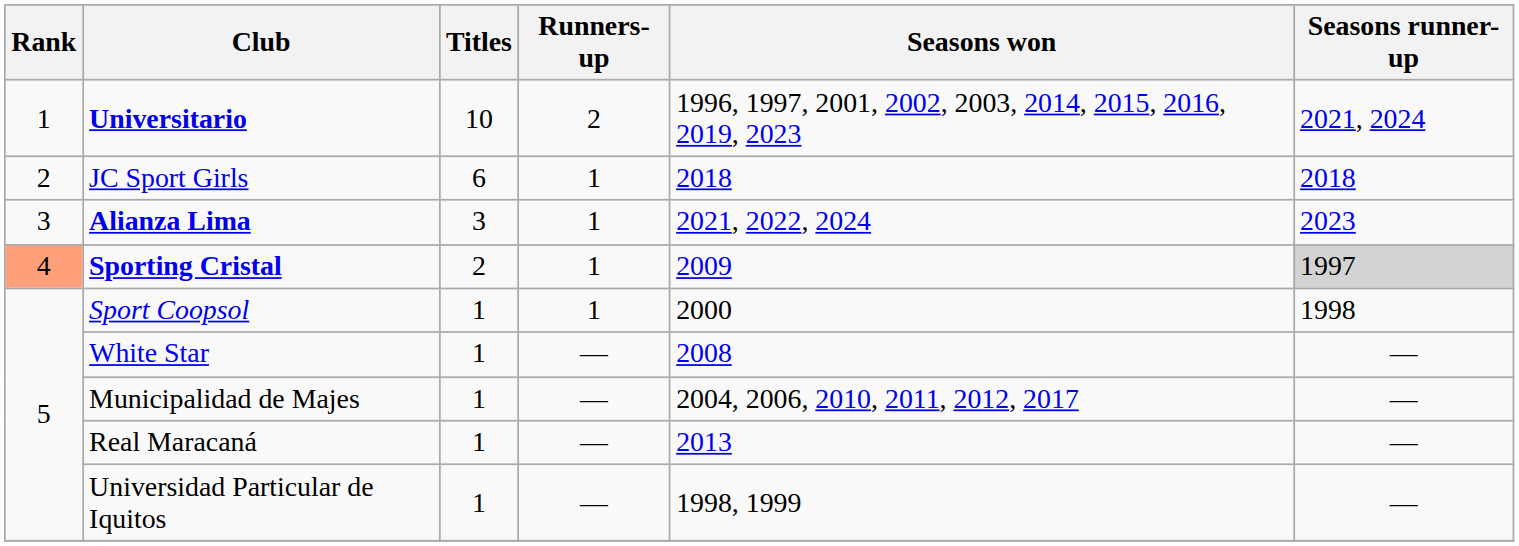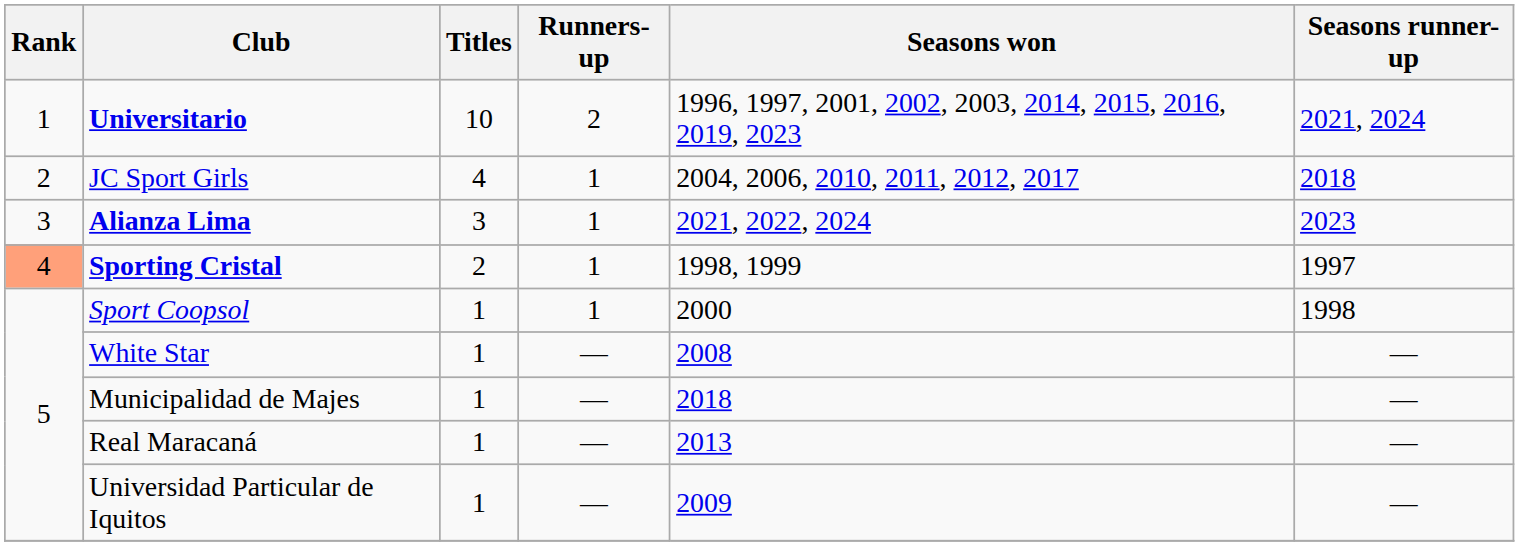(479, 177) 6 -> (479, 177) 4
(704, 177) 2018 -> (877, 177) 2004, 2006, 2010, 2011, 2012, 2017
(704, 265) 2009 -> (739, 265) 1998, 1999
(1328, 265) lightgrey background -> (1328, 265) no background
(877, 398) 2004, 2006, 2010, 2011, 2012, 2017 -> (704, 398) 2018
(739, 502) 1998, 1999 -> (704, 502) 2009
